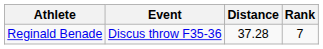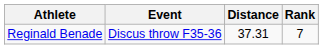(253, 34) 37.28 -> (253, 34) 37.31
